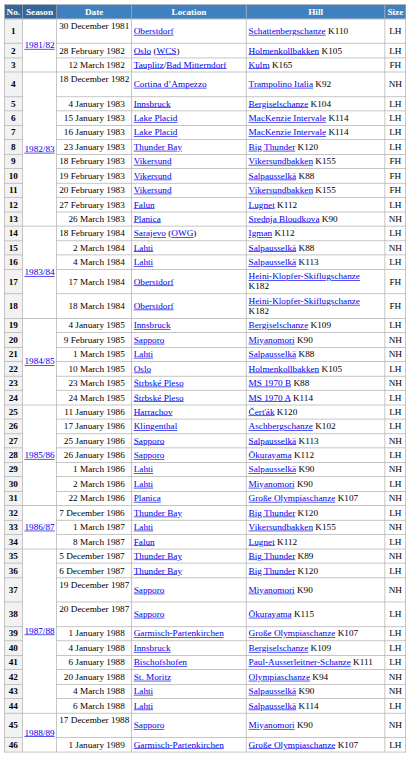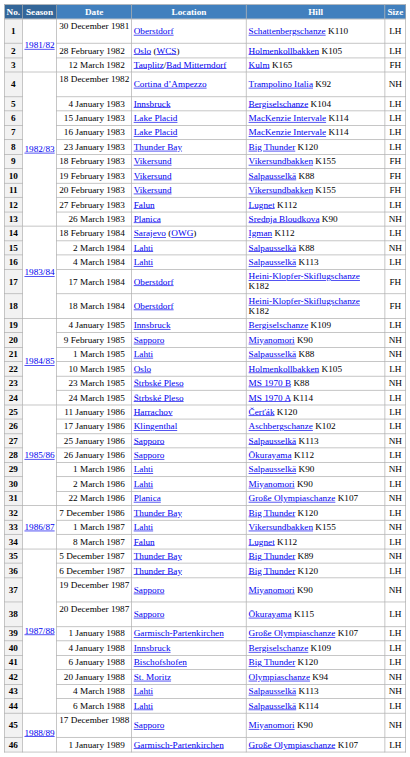(311, 662) Paul-Ausserleitner-Schanze K111 -> (283, 662) Big Thunder K120
(281, 691) Salpausselkä K90 -> (284, 691) Salpausselkä K113
